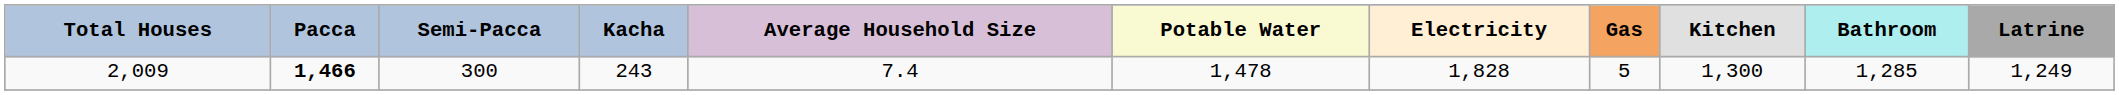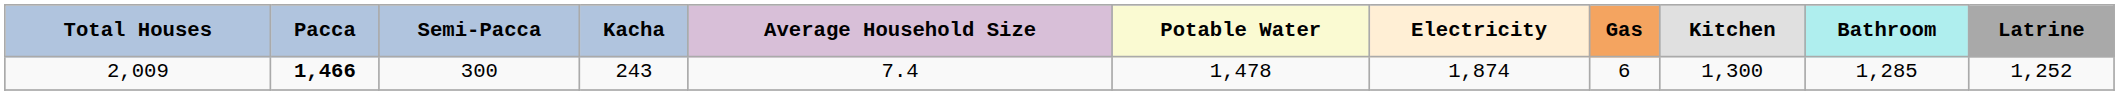(1479, 74) 1,828 -> (1479, 74) 1,874
(1624, 74) 5 -> (1624, 74) 6
(2041, 74) 1,249 -> (2041, 74) 1,252
